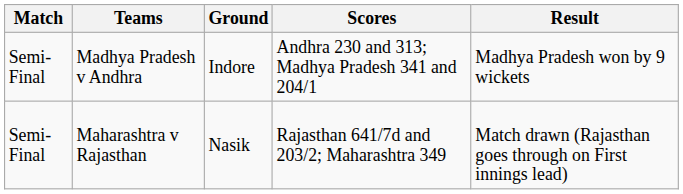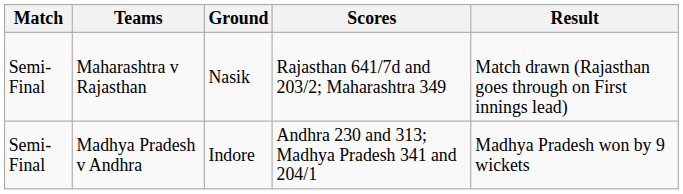rows swapped: (128, 144) <-> (136, 66)
